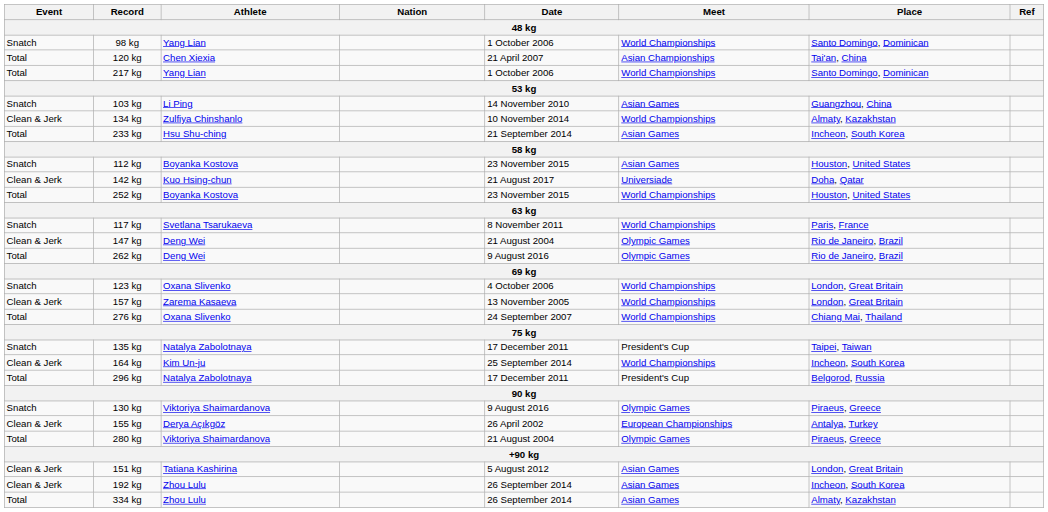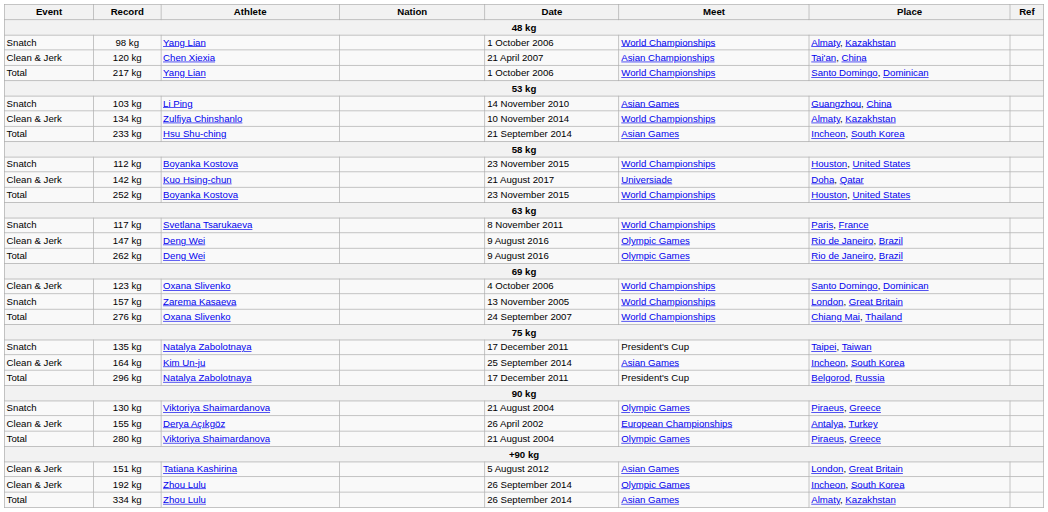(870, 43) Santo Domingo, Dominican -> (853, 43) Almaty, Kazakhstan
(17, 58) Total -> (34, 58) Clean & Jerk
(650, 165) Asian Games -> (668, 165) World Championships
(521, 241) 21 August 2004 -> (518, 241) 9 August 2016
(22, 287) Snatch -> (34, 287) Clean & Jerk
(857, 287) London, Great Britain -> (870, 287) Santo Domingo, Dominican
(34, 302) Clean & Jerk -> (22, 302) Snatch
(668, 363) World Championships -> (650, 363) Asian Games
(518, 409) 9 August 2016 -> (521, 409) 21 August 2004
(650, 485) Asian Games -> (656, 485) Olympic Games
